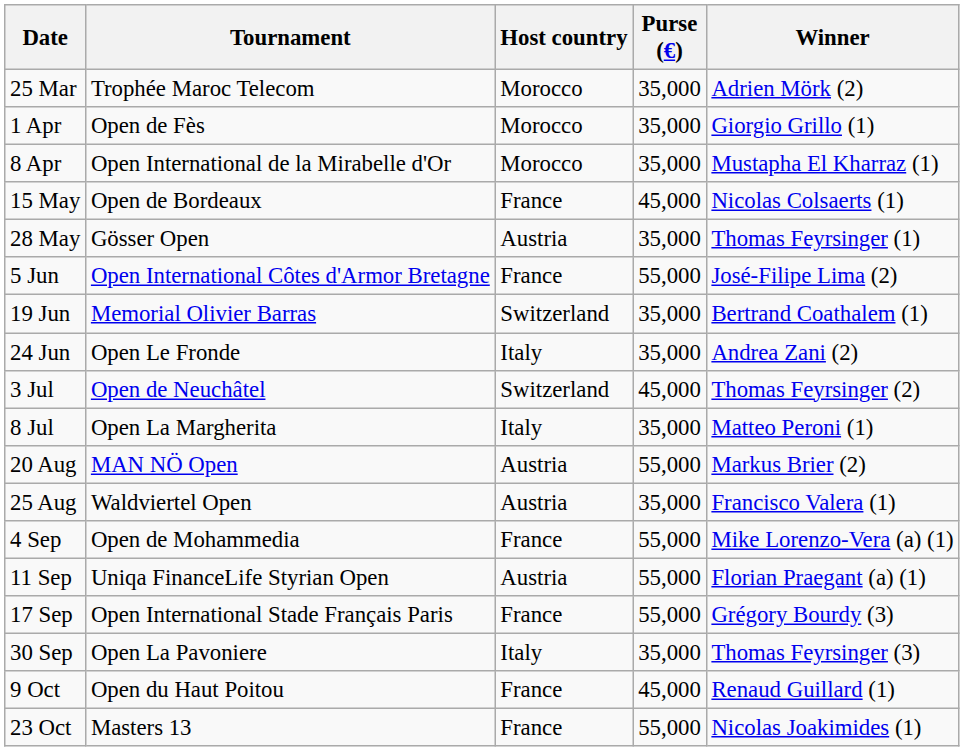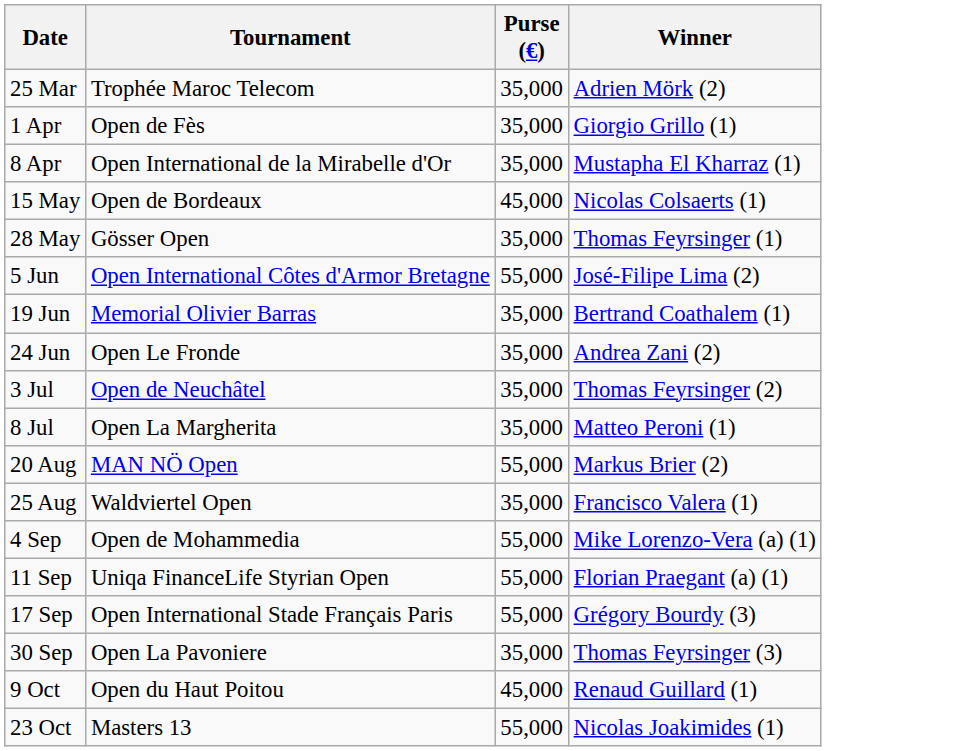- column: (564, 36)
(669, 388) 45,000 -> (532, 388) 35,000
